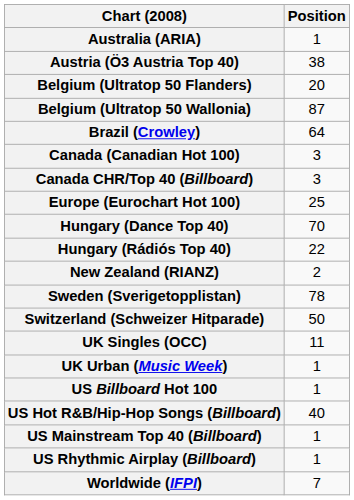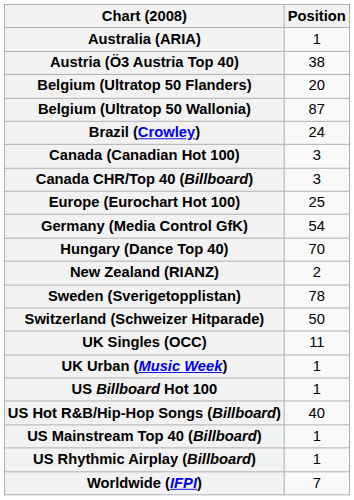(317, 132) 64 -> (317, 132) 24
+ row: (144, 226)
- row: (144, 249)
